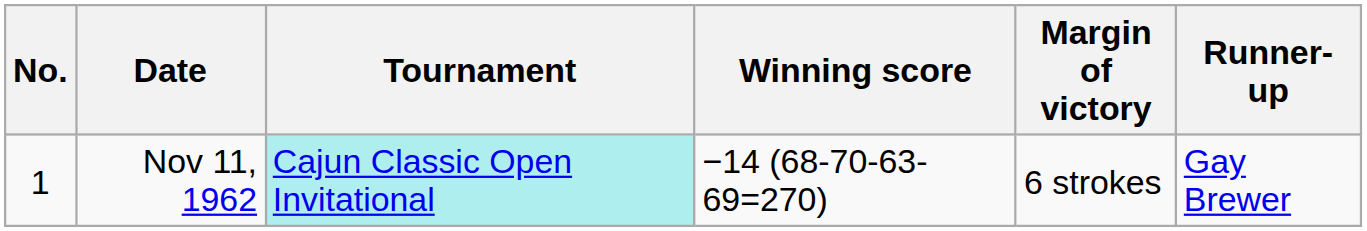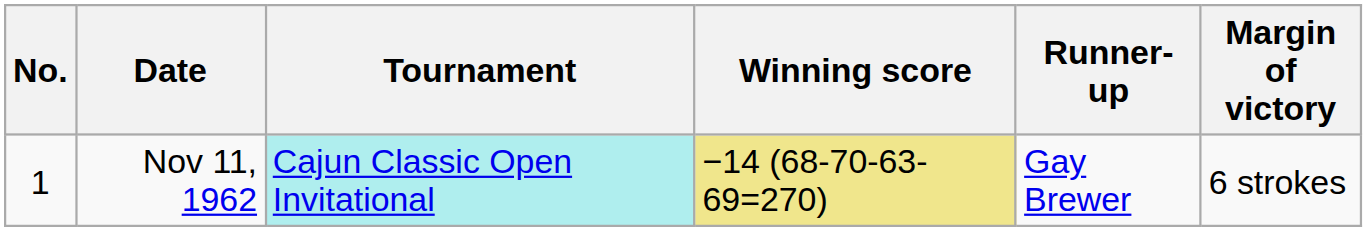columns swapped: (1096, 70) <-> (1268, 70)
(815, 181) no background -> (815, 181) khaki background
